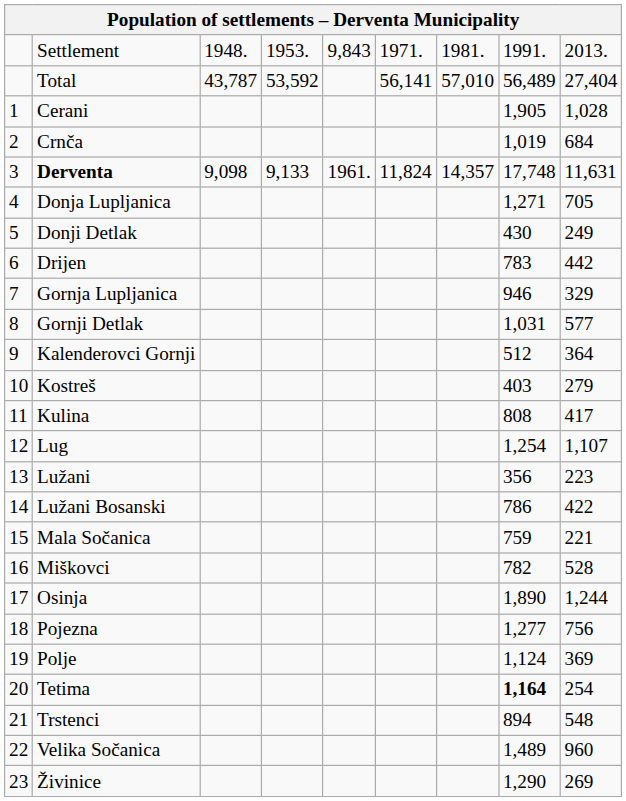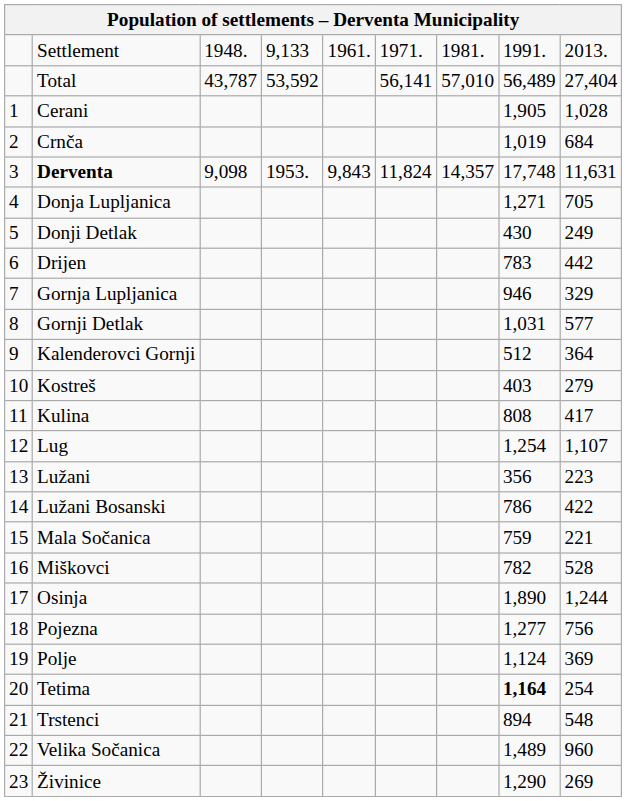(288, 50) 1953. -> (288, 50) 9,133
(349, 50) 9,843 -> (349, 50) 1961.
(288, 171) 9,133 -> (288, 171) 1953.
(349, 171) 1961. -> (349, 171) 9,843
